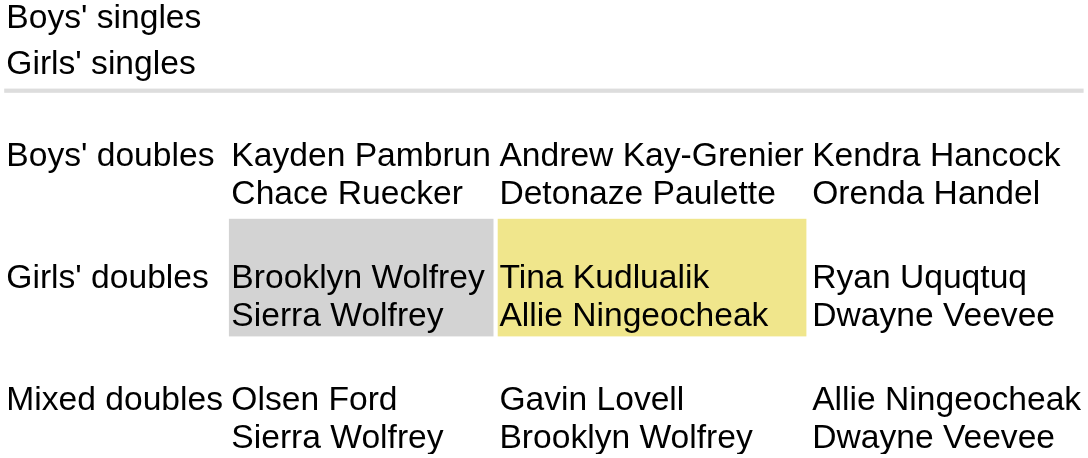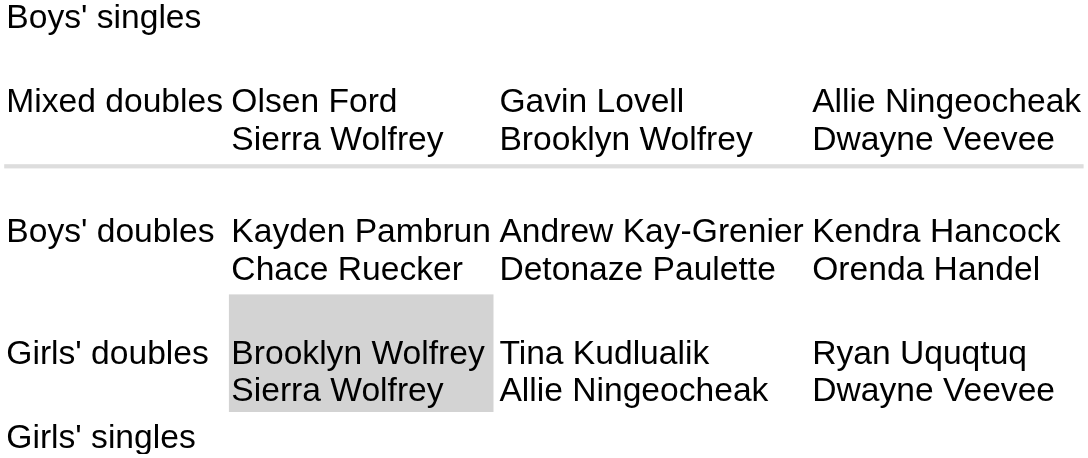rows swapped: (101, 62) <-> (115, 398)
(634, 295) khaki background -> (634, 371) no background
